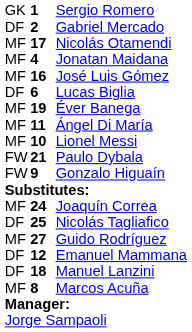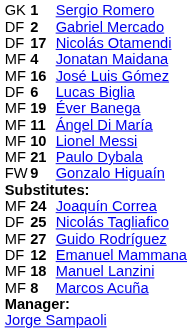(15, 43) MF -> (14, 43) DF
(16, 157) FW -> (15, 157) MF
(14, 271) DF -> (15, 271) MF
